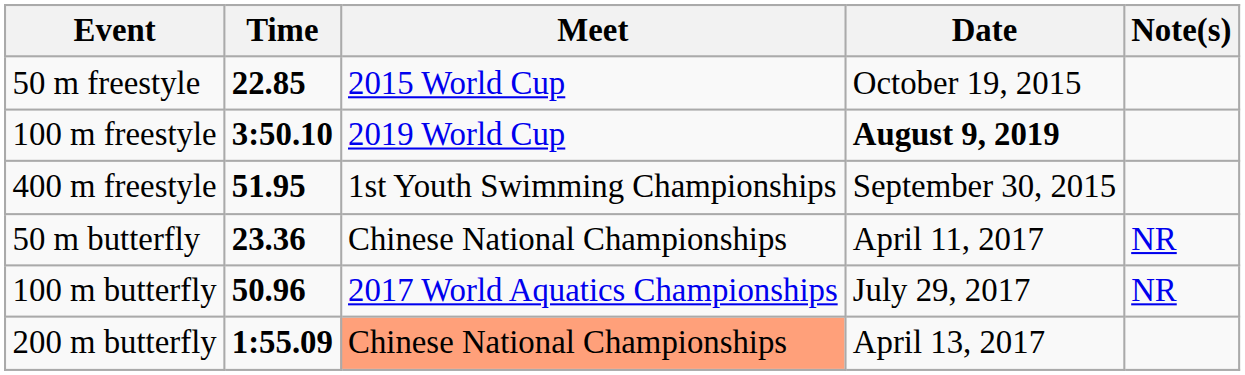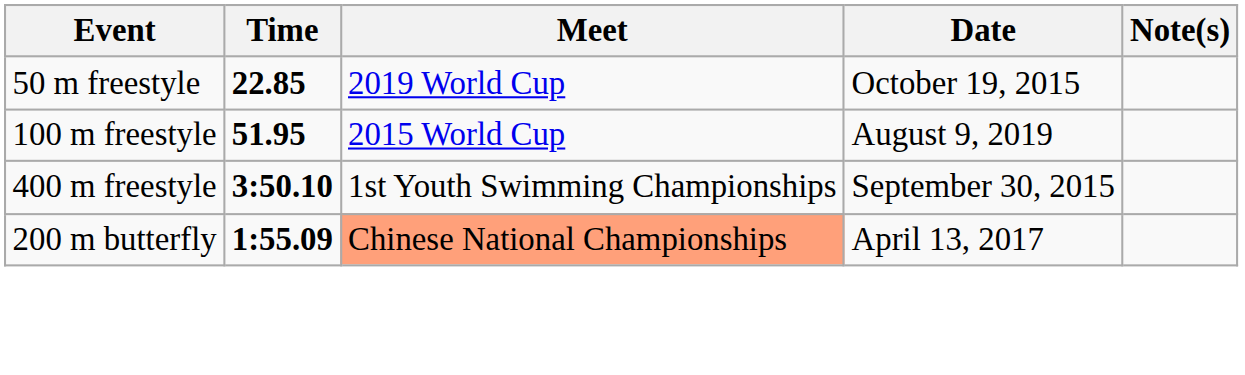(457, 82) 2015 World Cup -> (457, 82) 2019 World Cup
(282, 134) 3:50.10 -> (269, 134) 51.95
(457, 134) 2019 World Cup -> (457, 134) 2015 World Cup
(956, 134) bold -> (952, 134) normal
(269, 186) 51.95 -> (282, 186) 3:50.10
- row: (106, 238)
- row: (115, 290)
